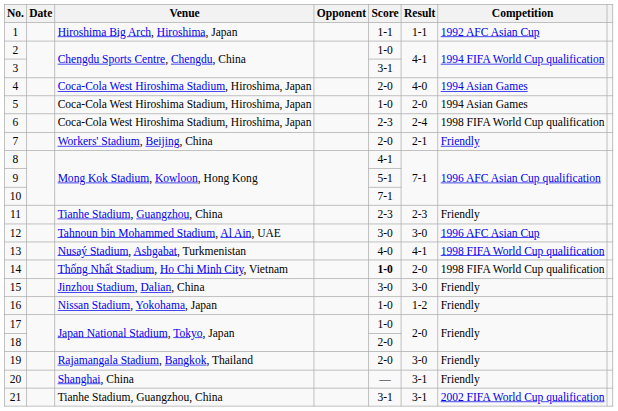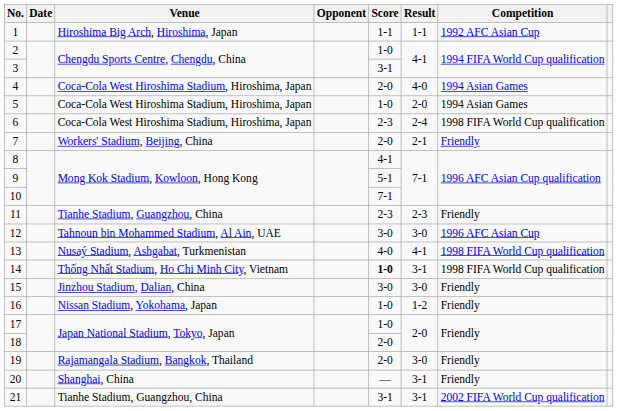(420, 269) 2-0 -> (420, 269) 3-1
